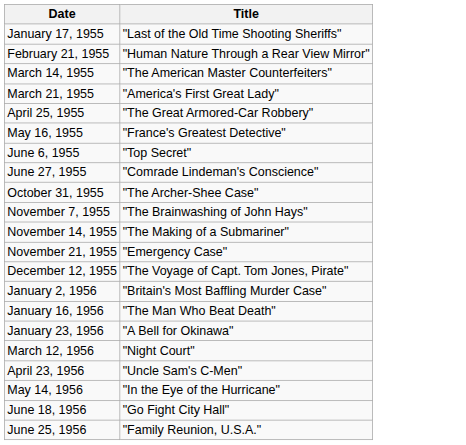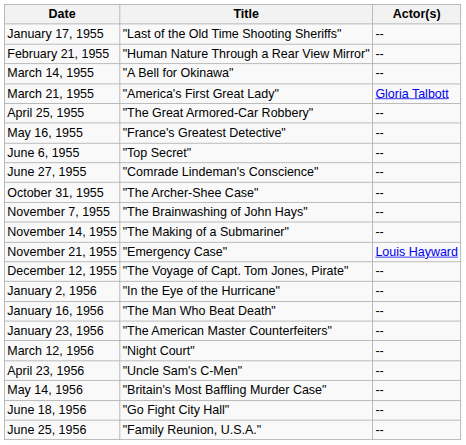+ column: (417, 14)
(227, 73) "The American Master Counterfeiters" -> (178, 73) "A Bell for Okinawa"
(225, 291) "Britain's Most Baffling Murder Case" -> (201, 291) "In the Eye of the Hurricane"
(178, 331) "A Bell for Okinawa" -> (227, 331) "The American Master Counterfeiters"
(201, 390) "In the Eye of the Hurricane" -> (225, 390) "Britain's Most Baffling Murder Case"
